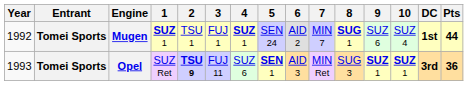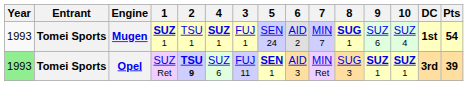columns swapped: (218, 13) <-> (244, 13)
(19, 36) 1992 -> (19, 36) 1993
(452, 36) 44 -> (452, 36) 54
(19, 66) no background -> (19, 66) lightgreen background
(452, 66) 36 -> (452, 66) 39
